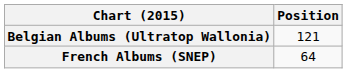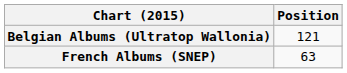(308, 57) 64 -> (308, 57) 63
